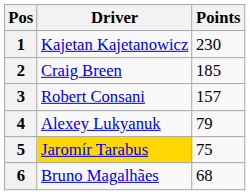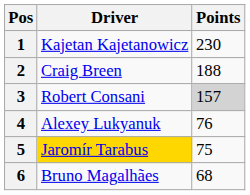(209, 70) 185 -> (209, 70) 188
(209, 96) no background -> (209, 96) lightgrey background
(204, 123) 79 -> (204, 123) 76
